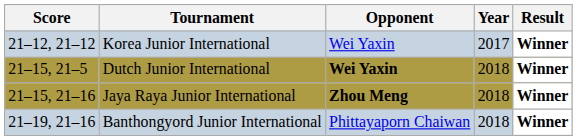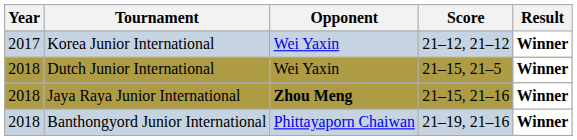columns swapped: (494, 17) <-> (52, 17)
(363, 70) bold -> (306, 70) normal
